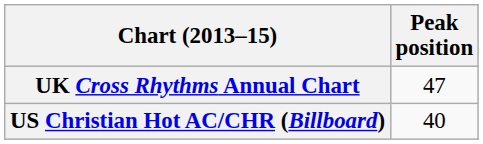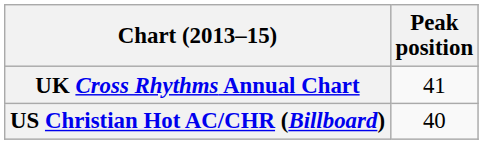(434, 84) 47 -> (434, 84) 41
